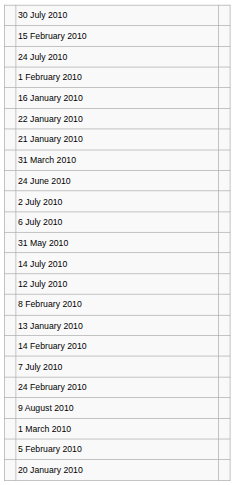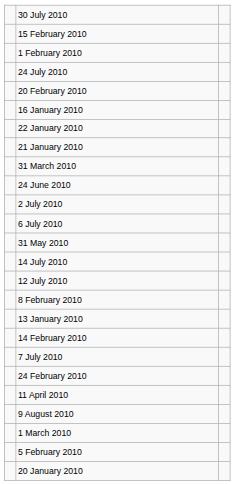rows swapped: (43, 57) <-> (50, 77)
+ row: (52, 91)
+ row: (43, 395)
